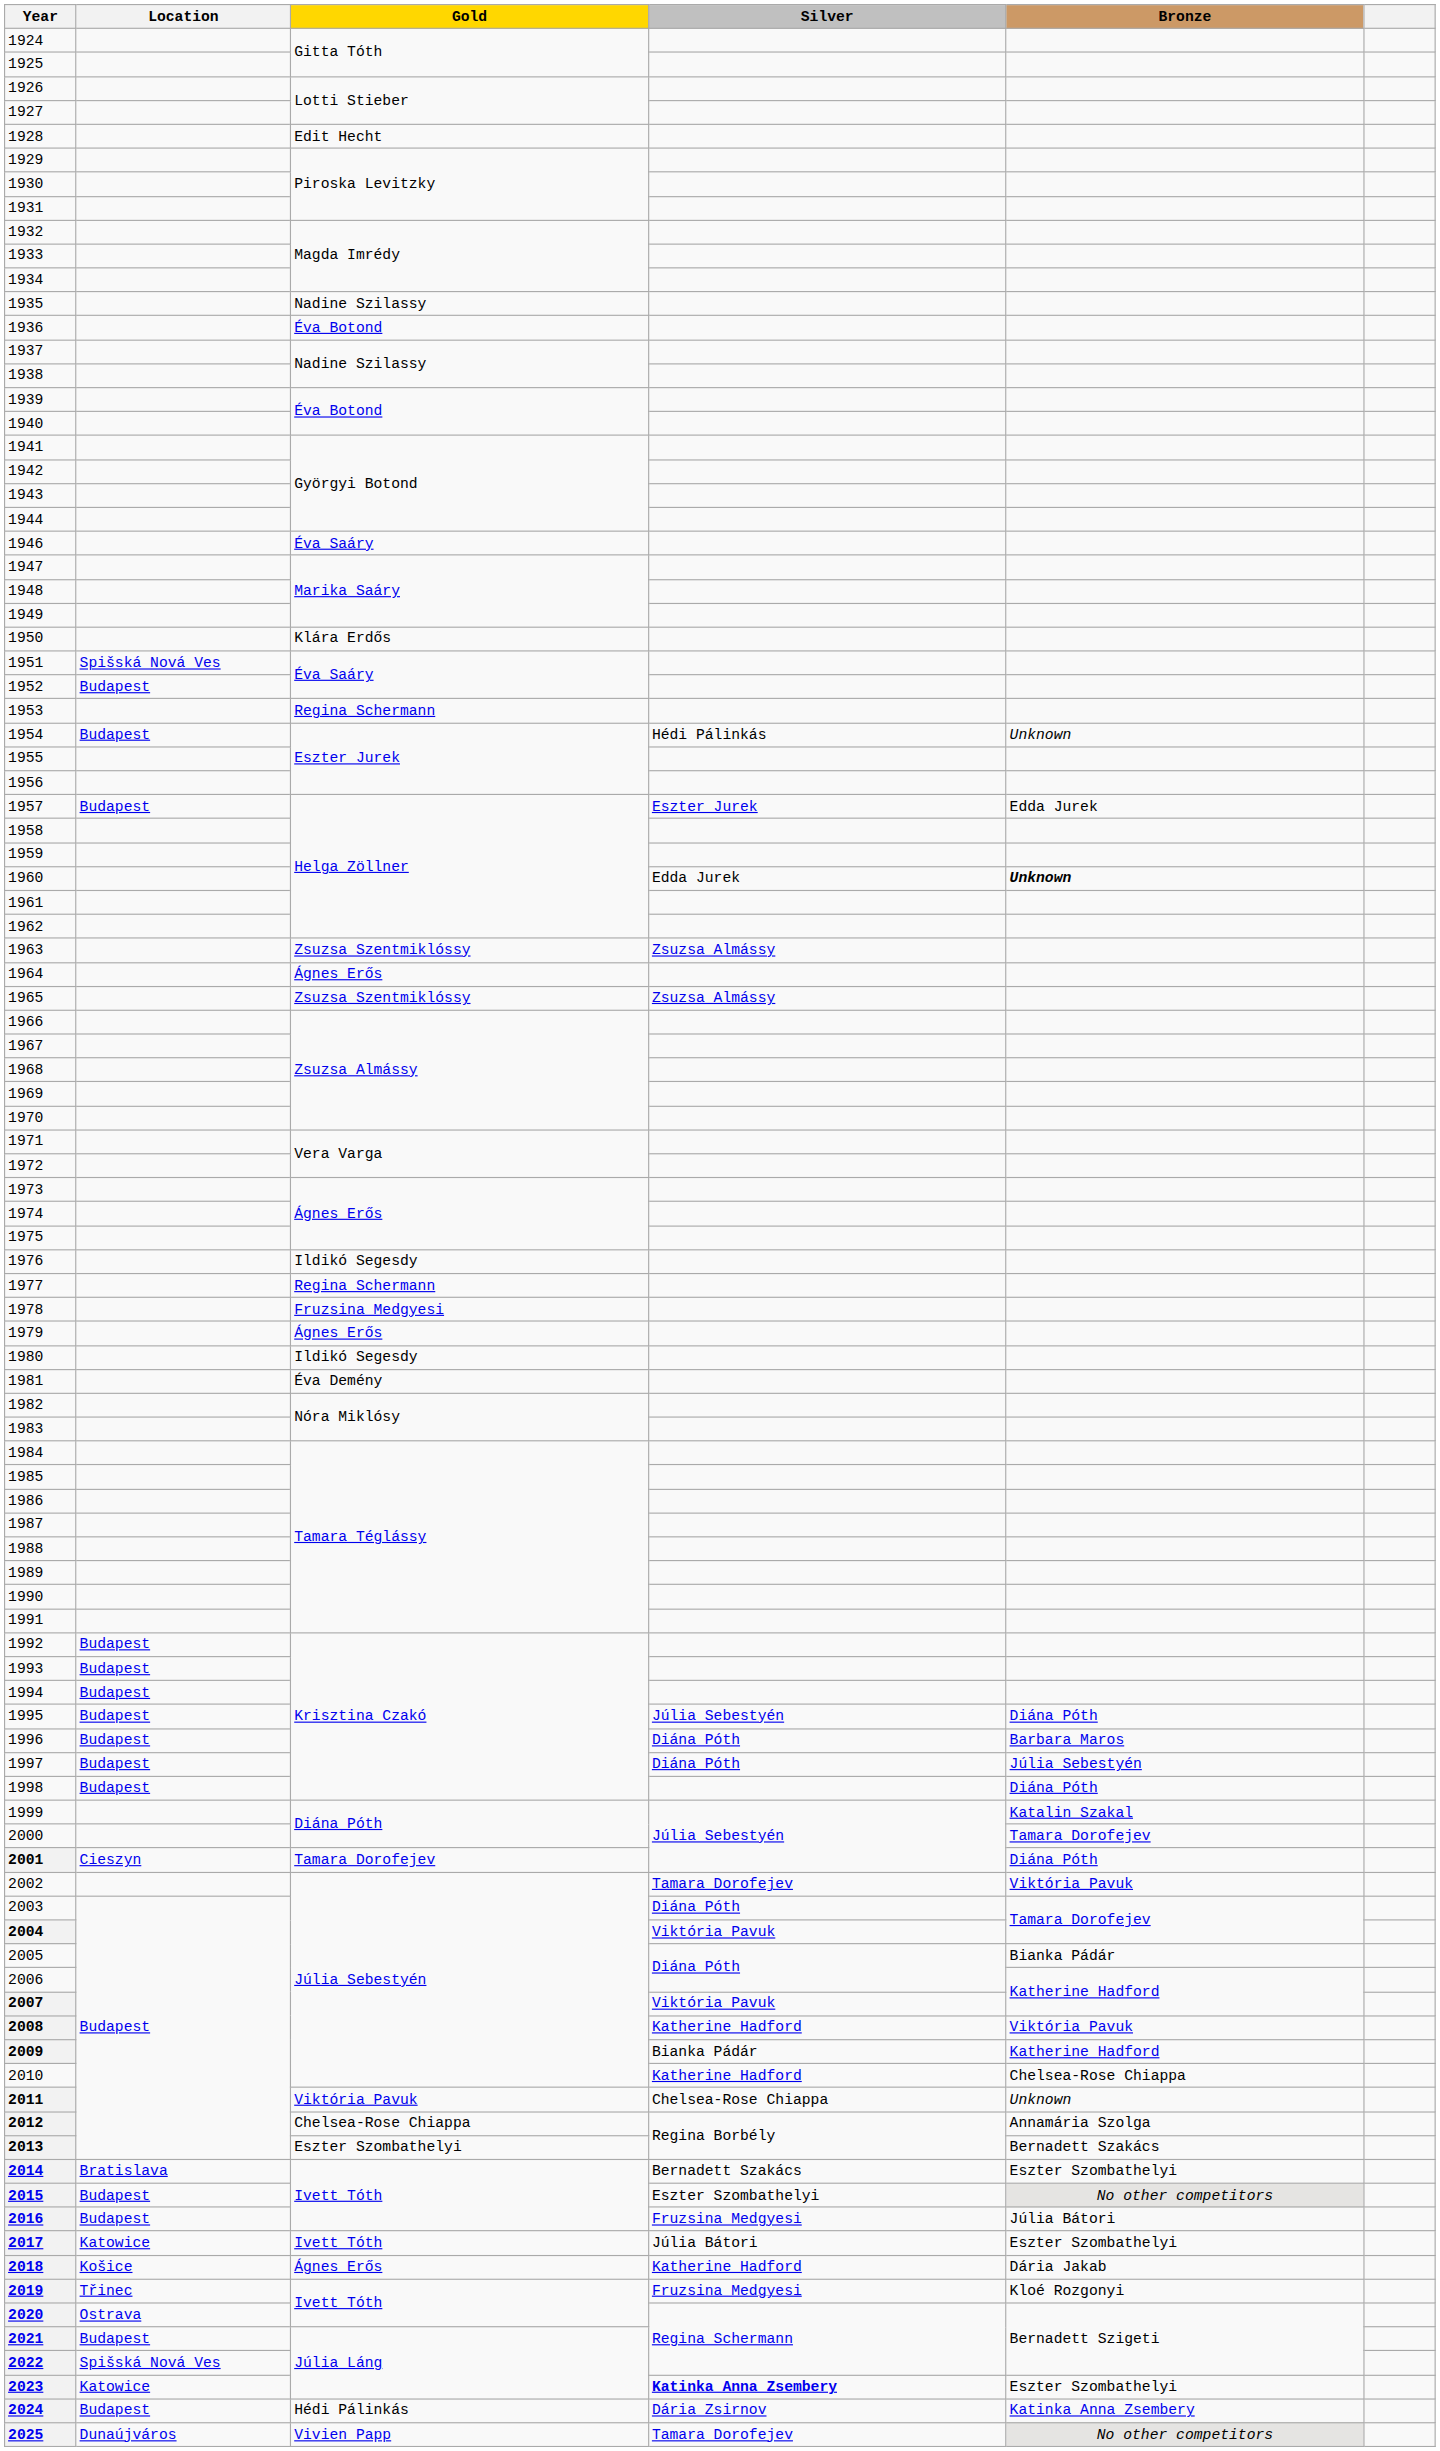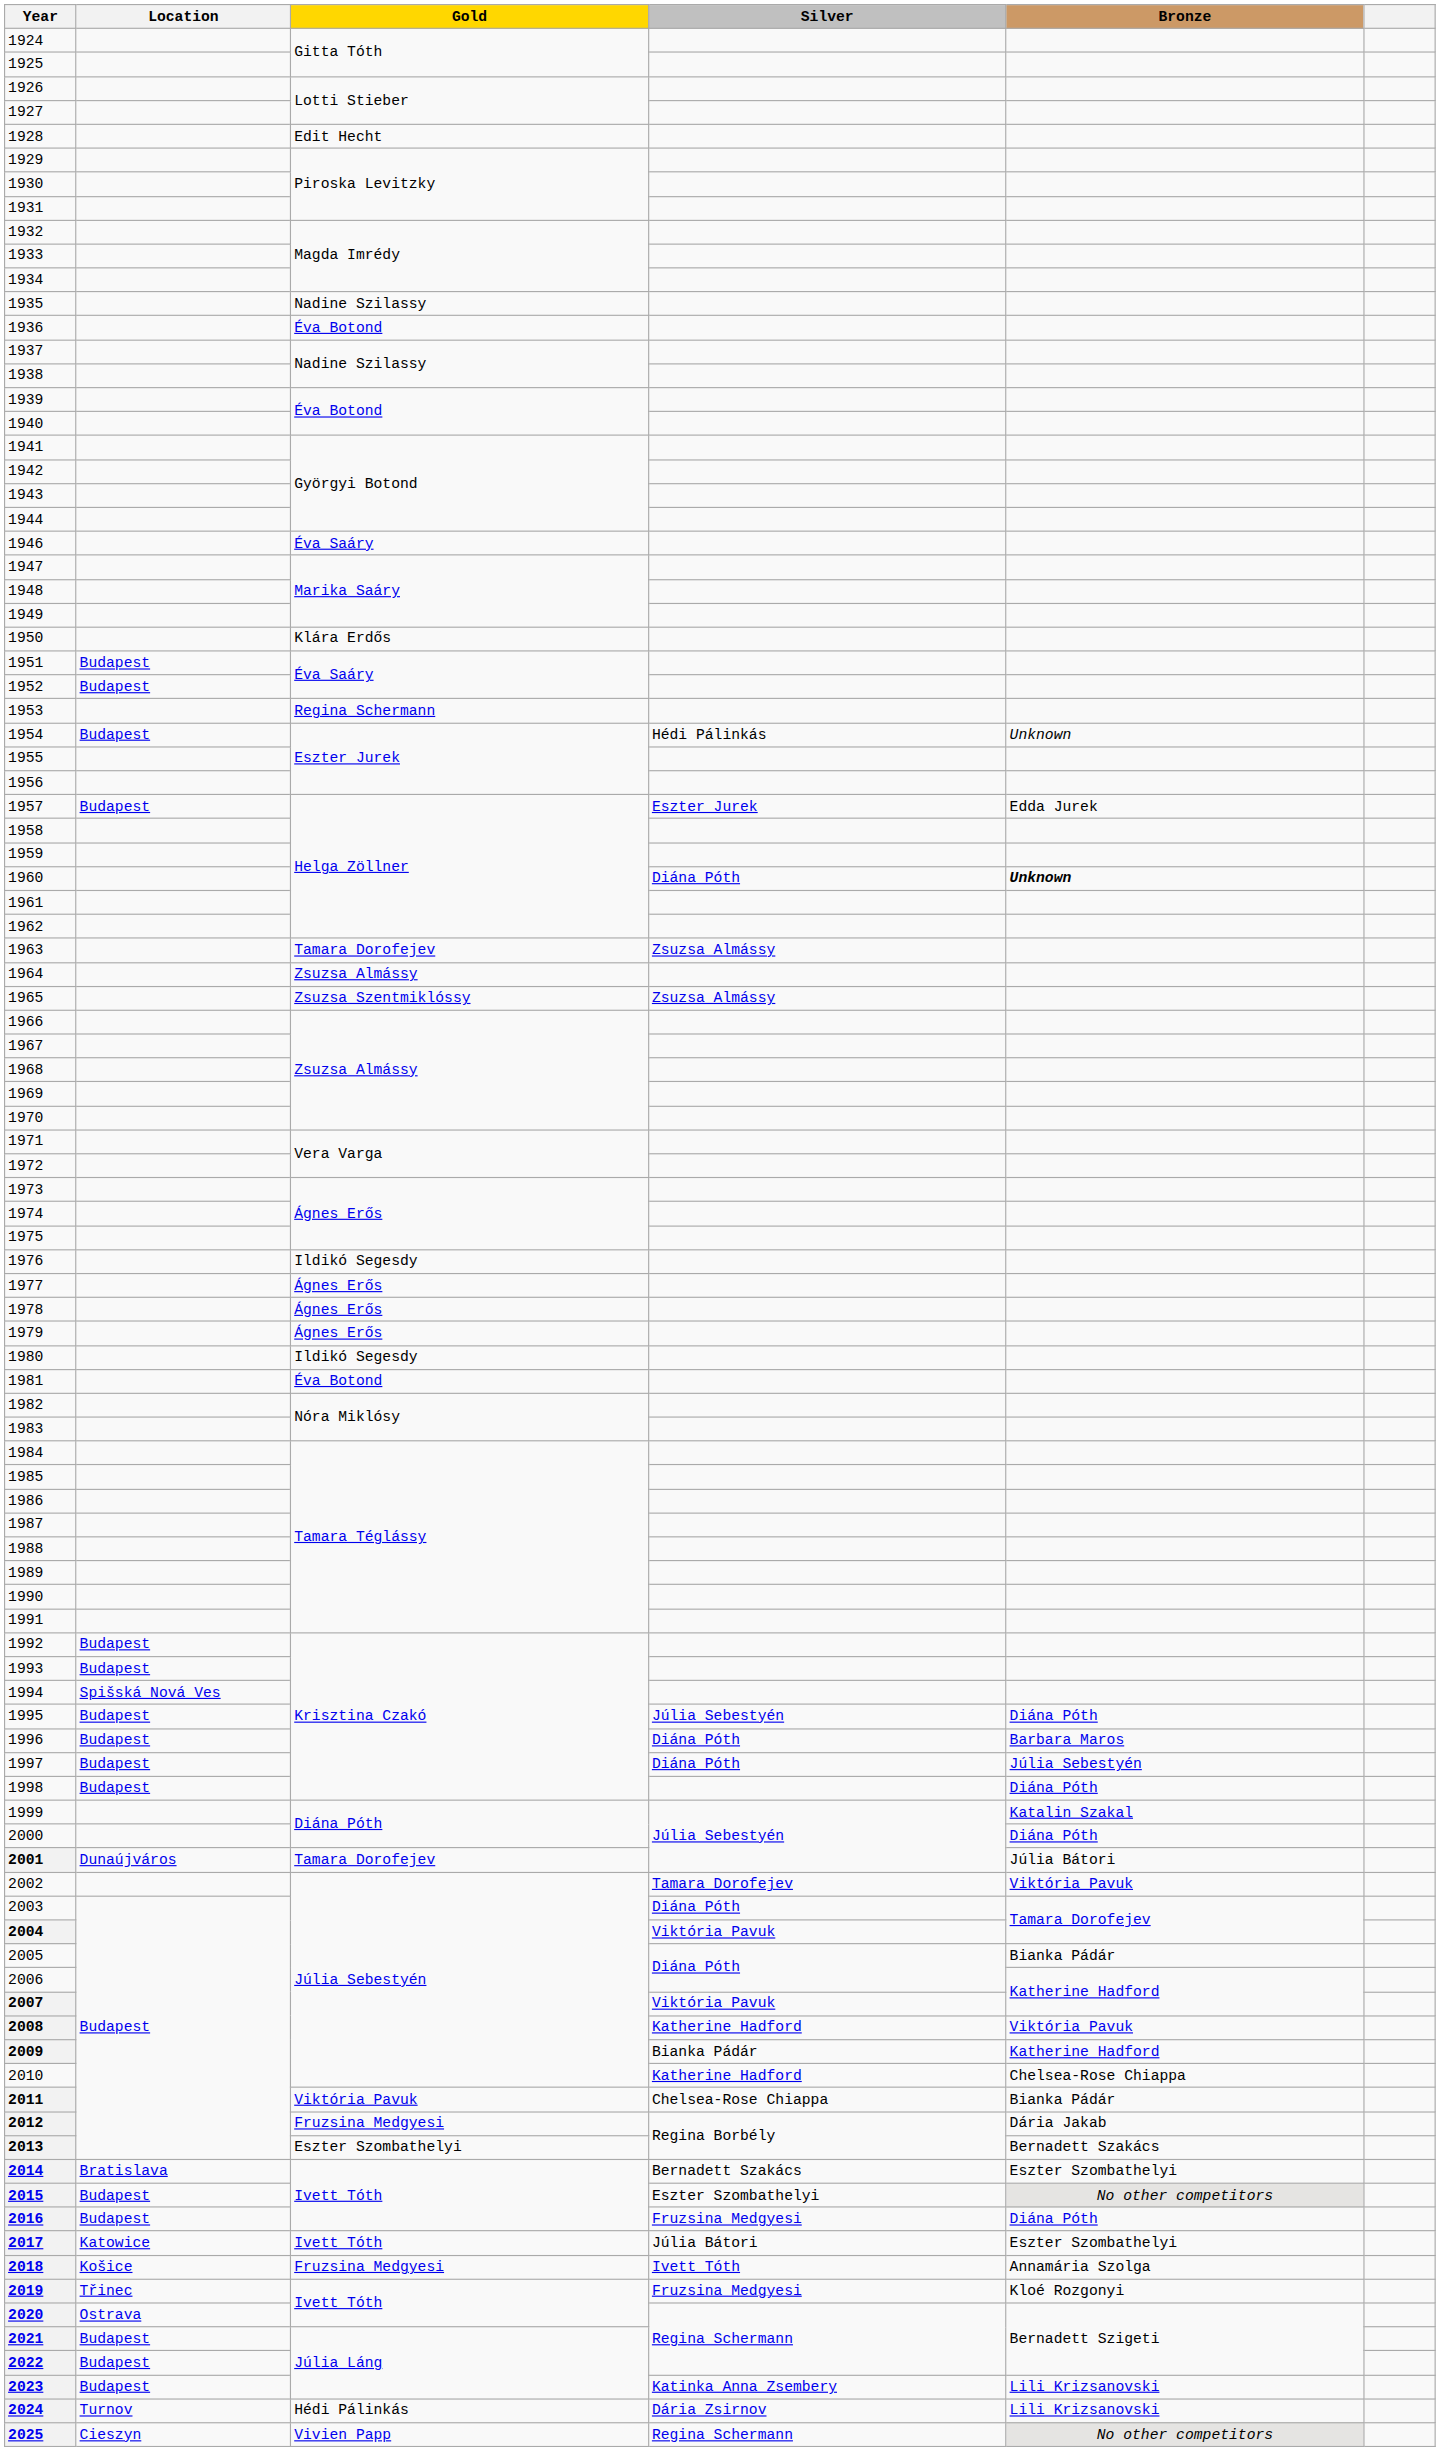(150, 663) Spišská Nová Ves -> (115, 663) Budapest
(696, 878) Edda Jurek -> (696, 878) Diána Póth
(382, 950) Zsuzsa Szentmiklóssy -> (365, 950) Tamara Dorofejev
(338, 974) Ágnes Erős -> (356, 974) Zsuzsa Almássy
(365, 1285) Regina Schermann -> (338, 1285) Ágnes Erős
(369, 1309) Fruzsina Medgyesi -> (338, 1309) Ágnes Erős
(338, 1381) Éva Demény -> (338, 1381) Éva Botond
(115, 1692) Budapest -> (150, 1692) Spišská Nová Ves
(1080, 1836) Tamara Dorofejev -> (1054, 1836) Diána Póth
(110, 1860) Cieszyn -> (128, 1860) Dunaújváros
(1054, 1860) Diána Póth -> (1062, 1860) Júlia Bátori
(1040, 2099) Unknown -> (1062, 2099) Bianka Pádár
(382, 2123) Chelsea-Rose Chiappa -> (369, 2123) Fruzsina Medgyesi
(1080, 2123) Annamária Szolga -> (1058, 2123) Dária Jakab
(1062, 2219) Júlia Bátori -> (1054, 2219) Diána Póth
(338, 2267) Ágnes Erős -> (369, 2267) Fruzsina Medgyesi
(727, 2267) Katherine Hadford -> (696, 2267) Ivett Tóth
(1058, 2267) Dária Jakab -> (1080, 2267) Annamária Szolga
(150, 2363) Spišská Nová Ves -> (115, 2363) Budapest
(115, 2387) Katowice -> (115, 2387) Budapest
(744, 2387) bold -> (744, 2387) normal
(1093, 2387) Eszter Szombathelyi -> (1085, 2387) Lili Krizsanovski
(115, 2411) Budapest -> (106, 2411) Turnov
(1102, 2411) Katinka Anna Zsembery -> (1085, 2411) Lili Krizsanovski
(128, 2435) Dunaújváros -> (110, 2435) Cieszyn
(722, 2435) Tamara Dorofejev -> (722, 2435) Regina Schermann
